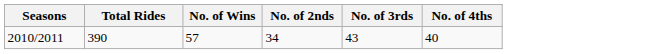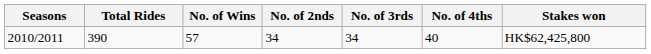+ column: (574, 15)
(352, 37) 43 -> (352, 37) 34
